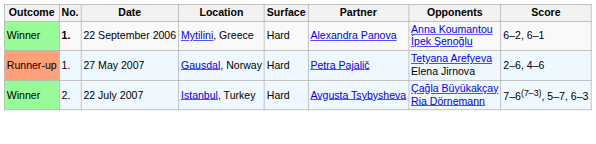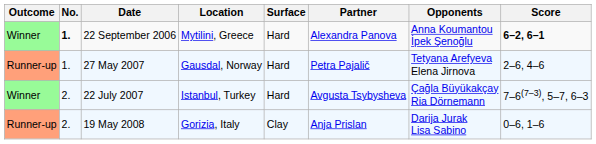(524, 35) normal -> (524, 35) bold
+ row: (114, 123)
